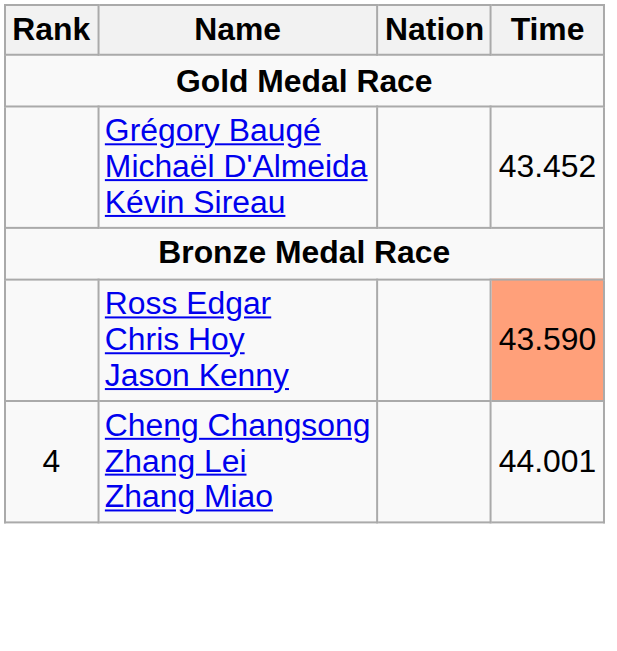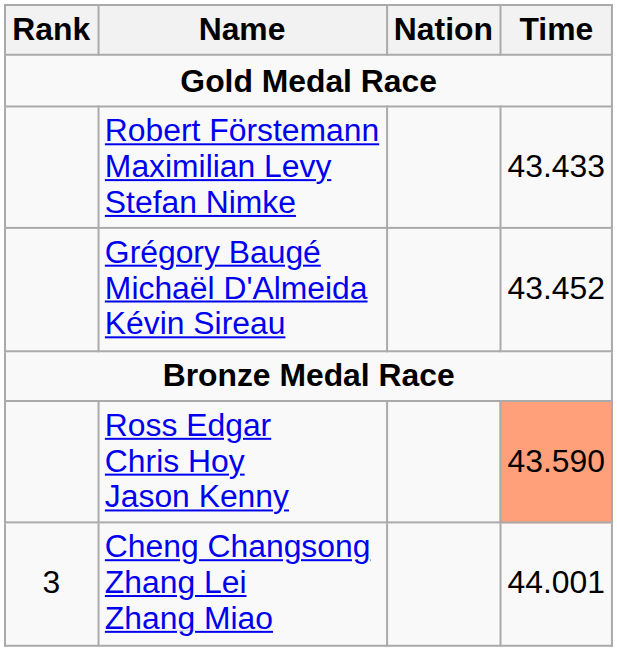+ row: (242, 166)
(51, 461) 4 -> (51, 583) 3
